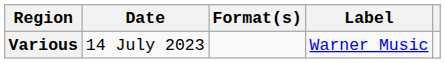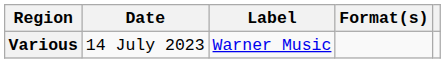columns swapped: (257, 18) <-> (369, 18)
